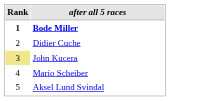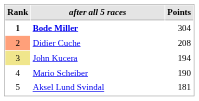+ column: (179, 12)
(18, 43) no background -> (18, 43) lightsalmon background
